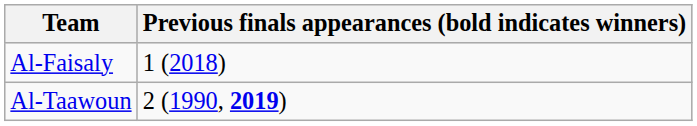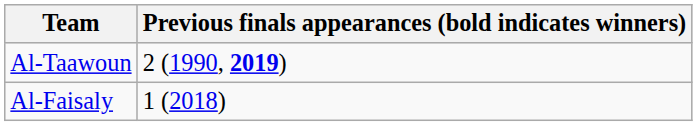rows swapped: (71, 100) <-> (62, 62)
